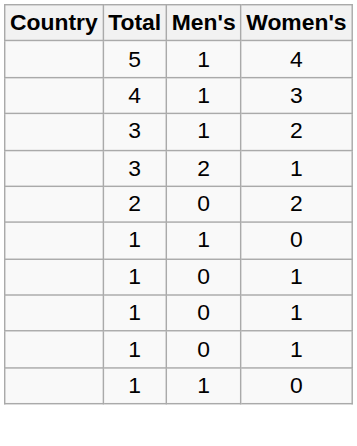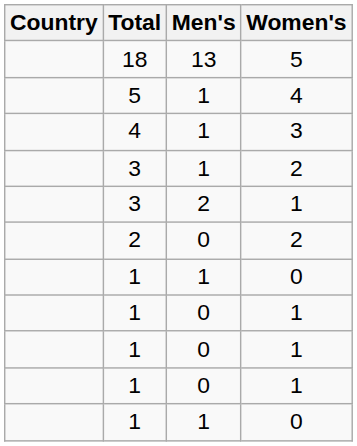+ row: (135, 58)
